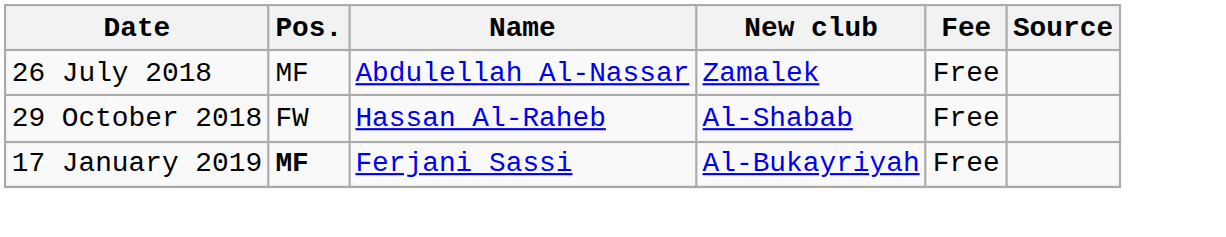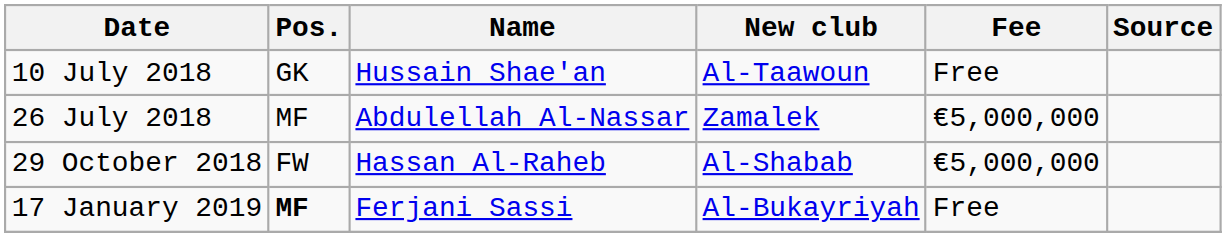+ row: (112, 73)
(966, 73) Free -> (1016, 118) €5,000,000
(966, 118) Free -> (1016, 164) €5,000,000
